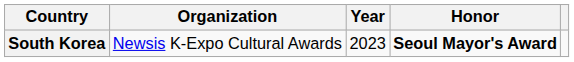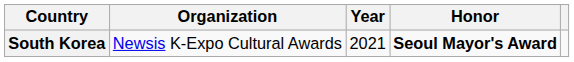(368, 43) 2023 -> (368, 43) 2021
